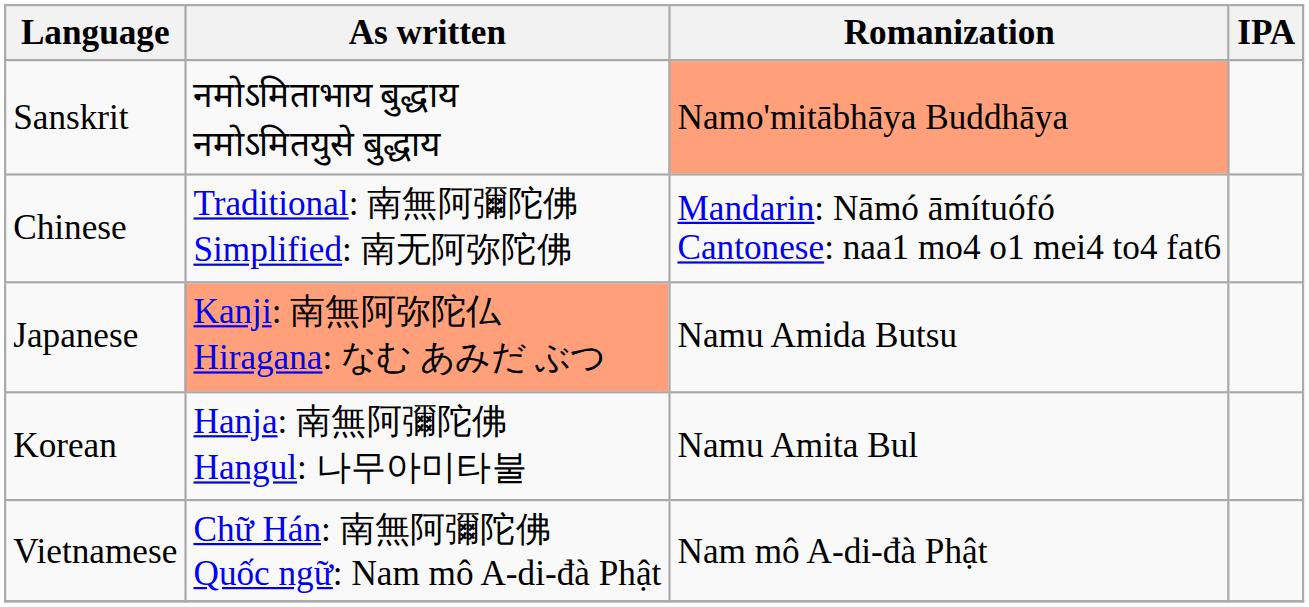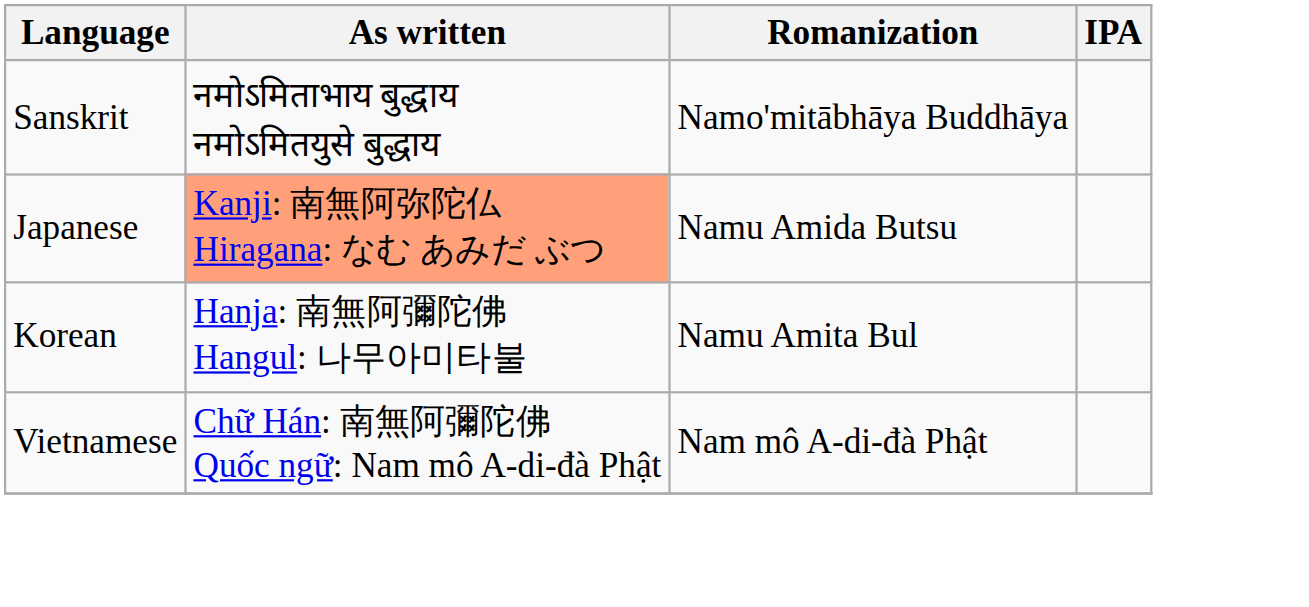(873, 116) lightsalmon background -> (873, 116) no background
- row: (70, 227)
